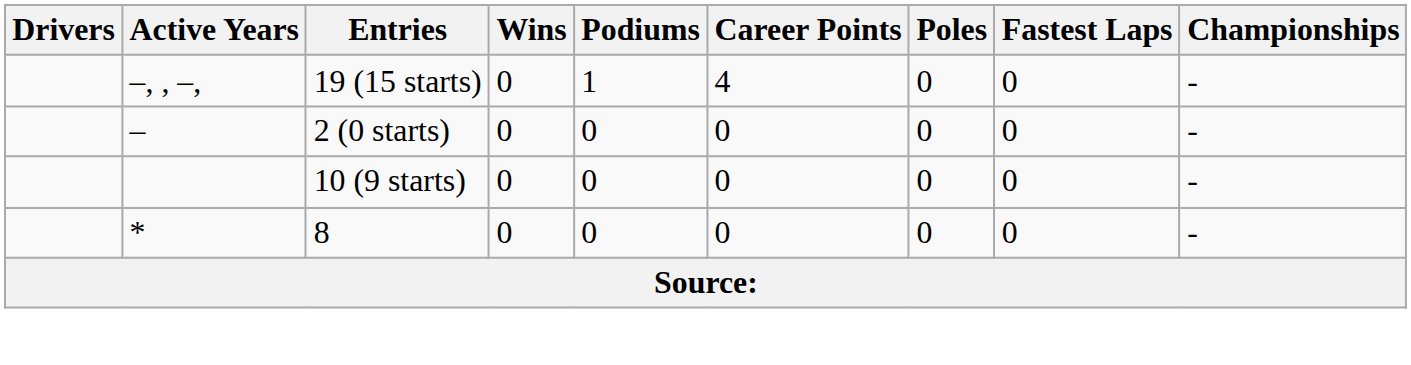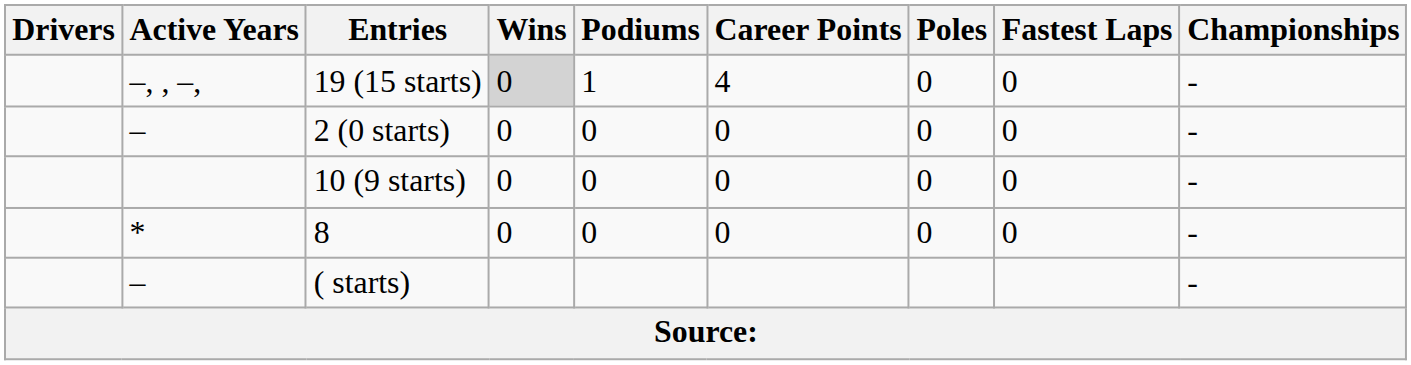(504, 80) no background -> (504, 80) lightgrey background
+ row: (362, 282)
